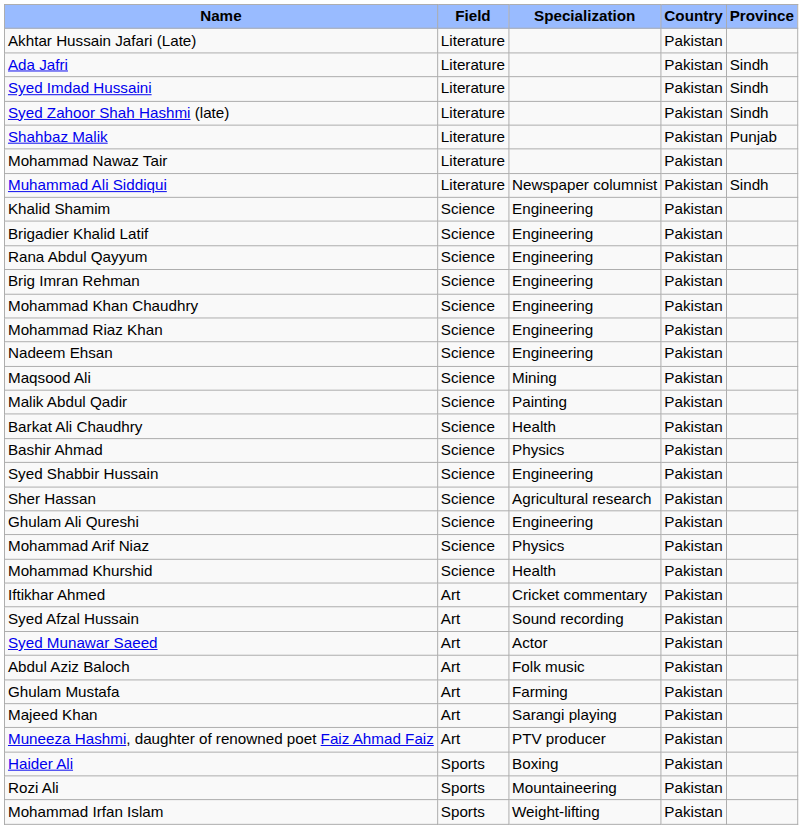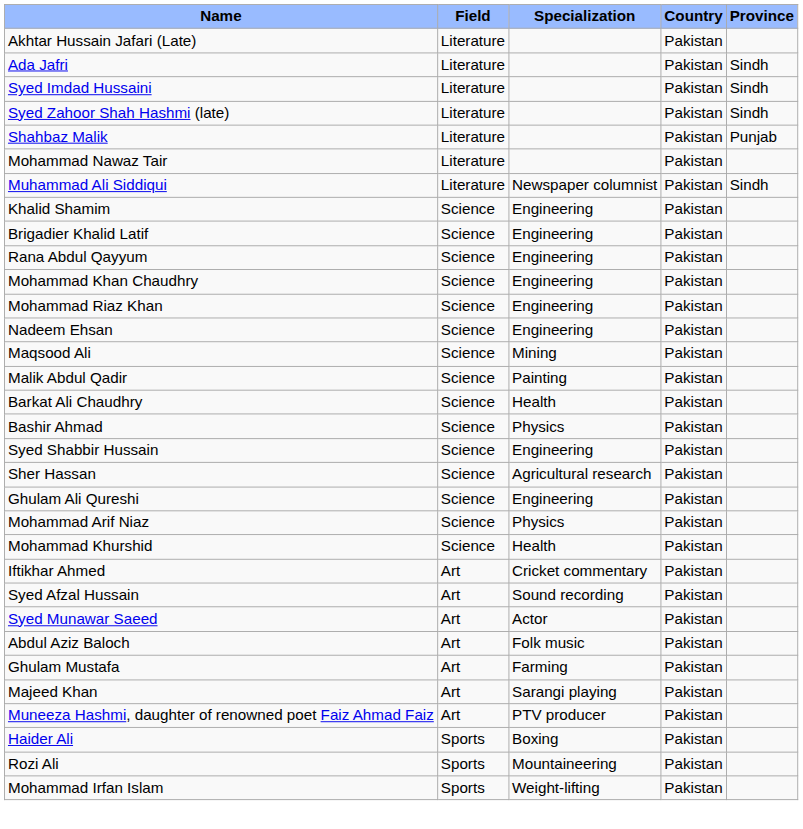- row: (74, 281)
